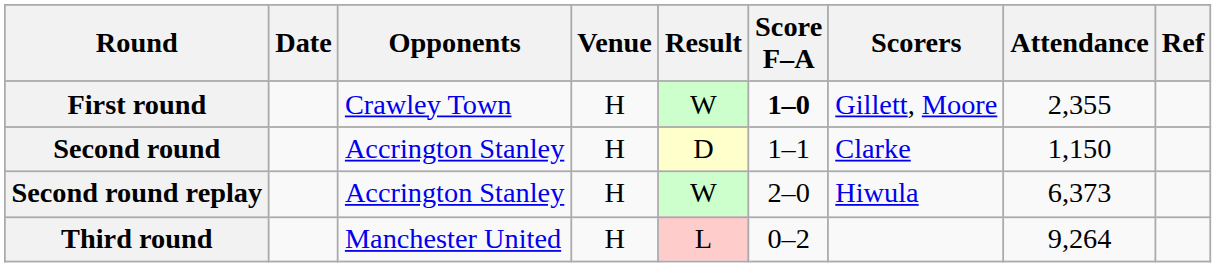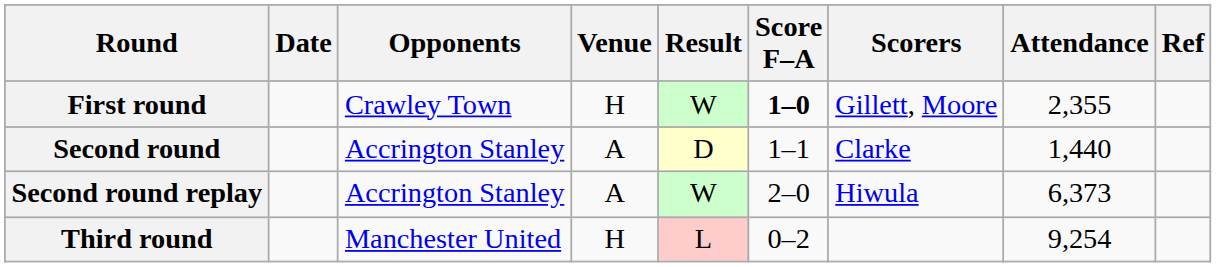(615, 148) H -> (615, 148) A
(1080, 148) 1,150 -> (1080, 148) 1,440
(615, 193) H -> (615, 193) A
(1080, 238) 9,264 -> (1080, 238) 9,254
